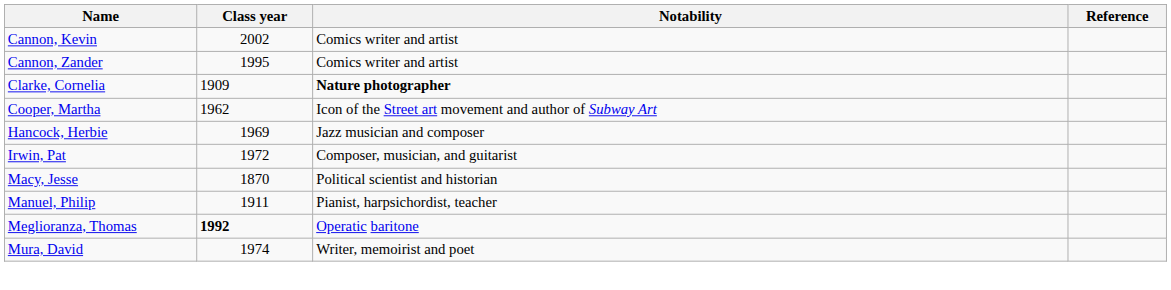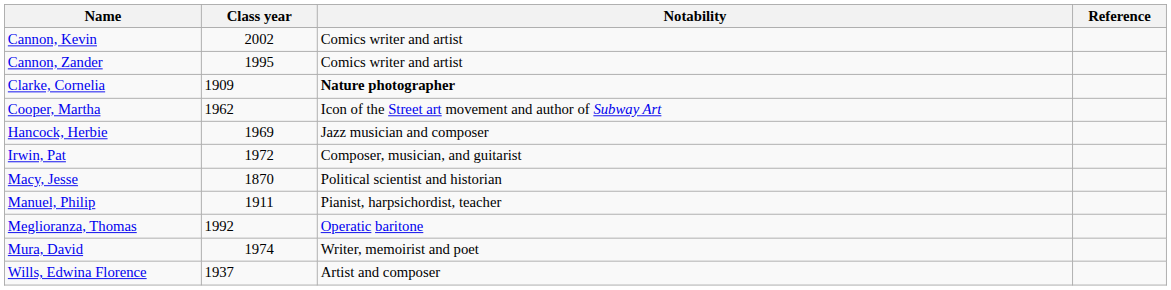(215, 226) bold -> (219, 226) normal
+ row: (77, 272)
